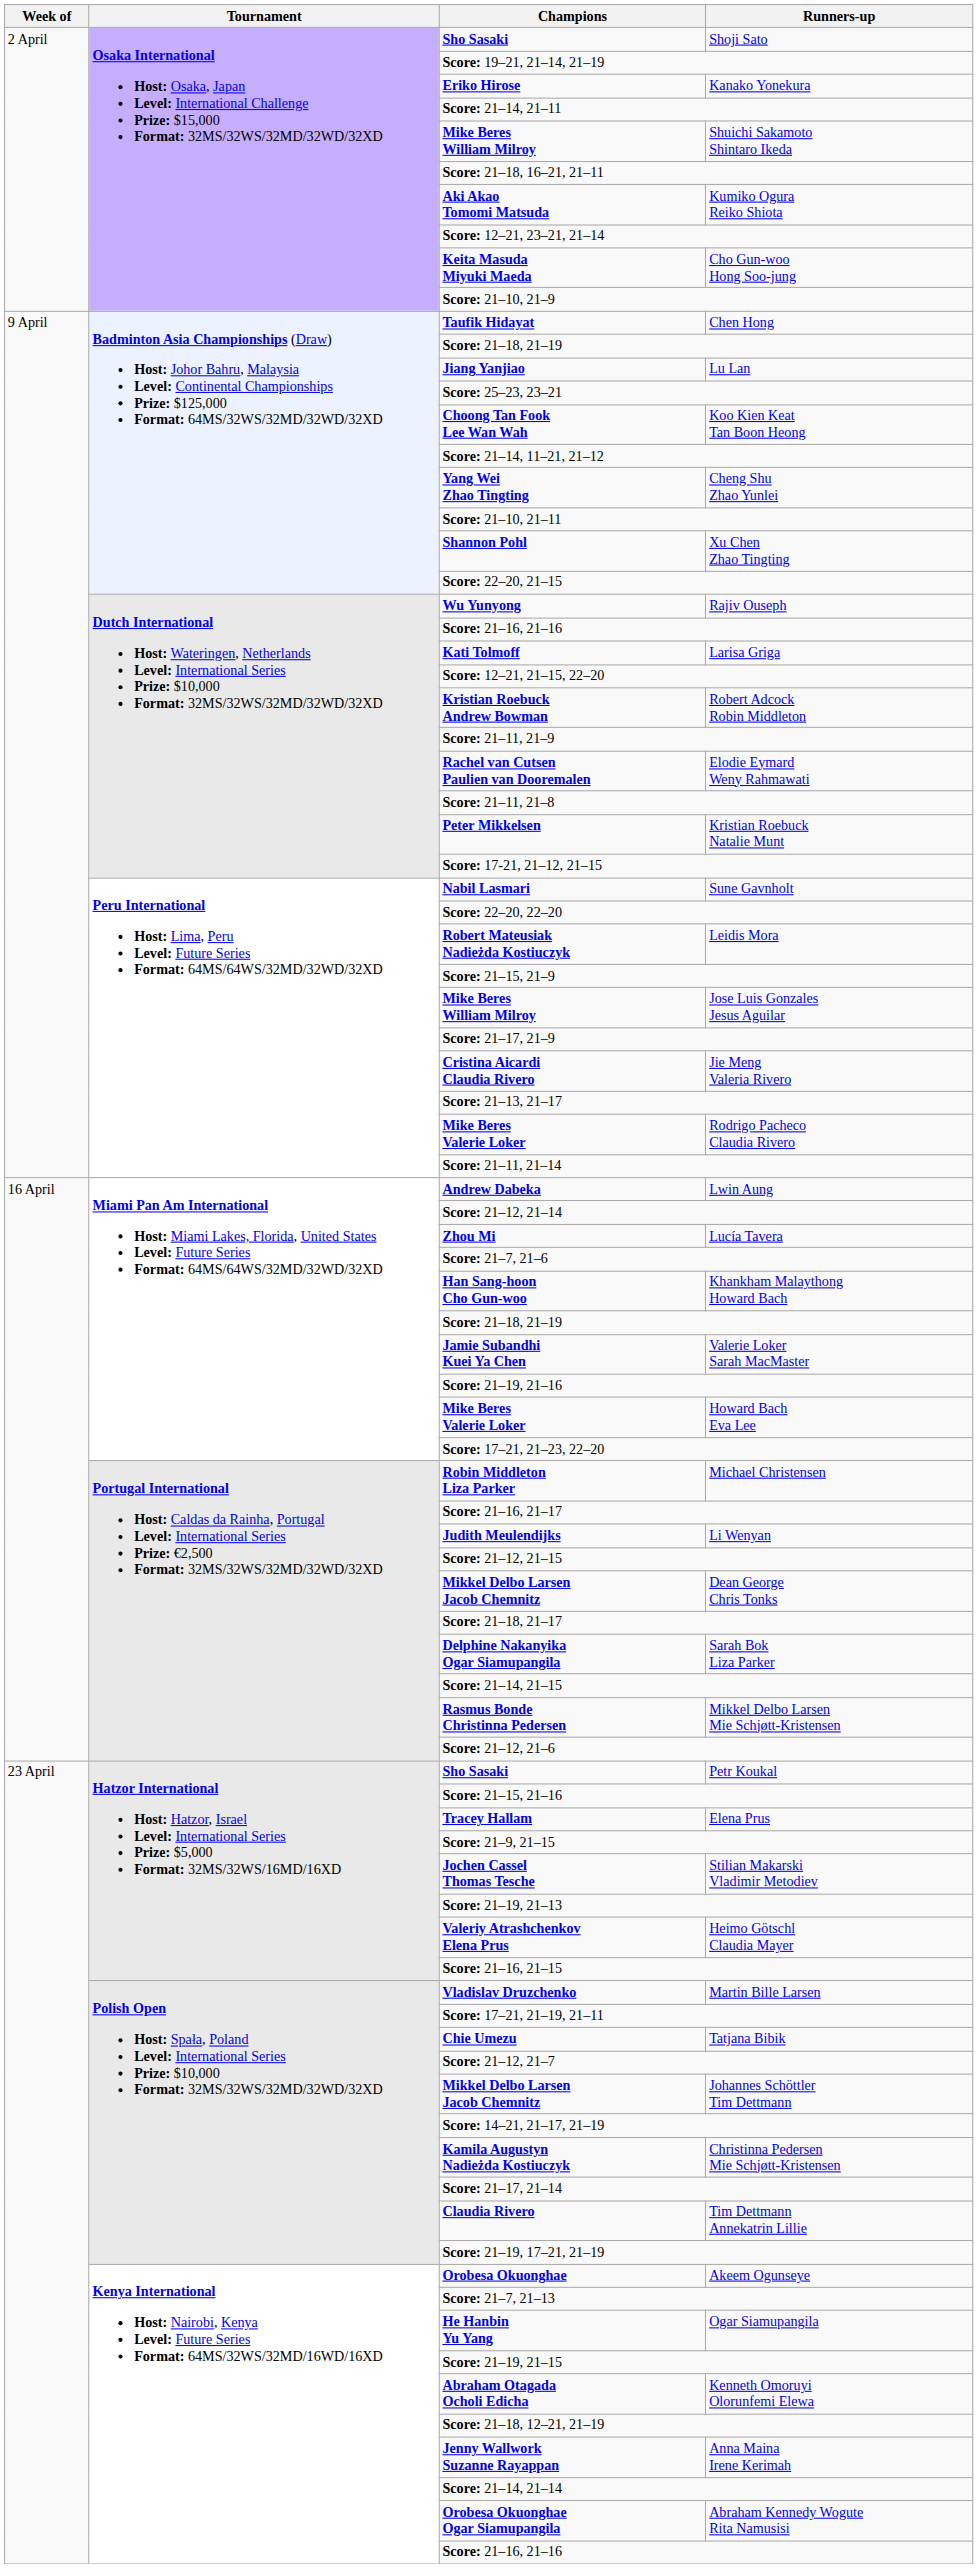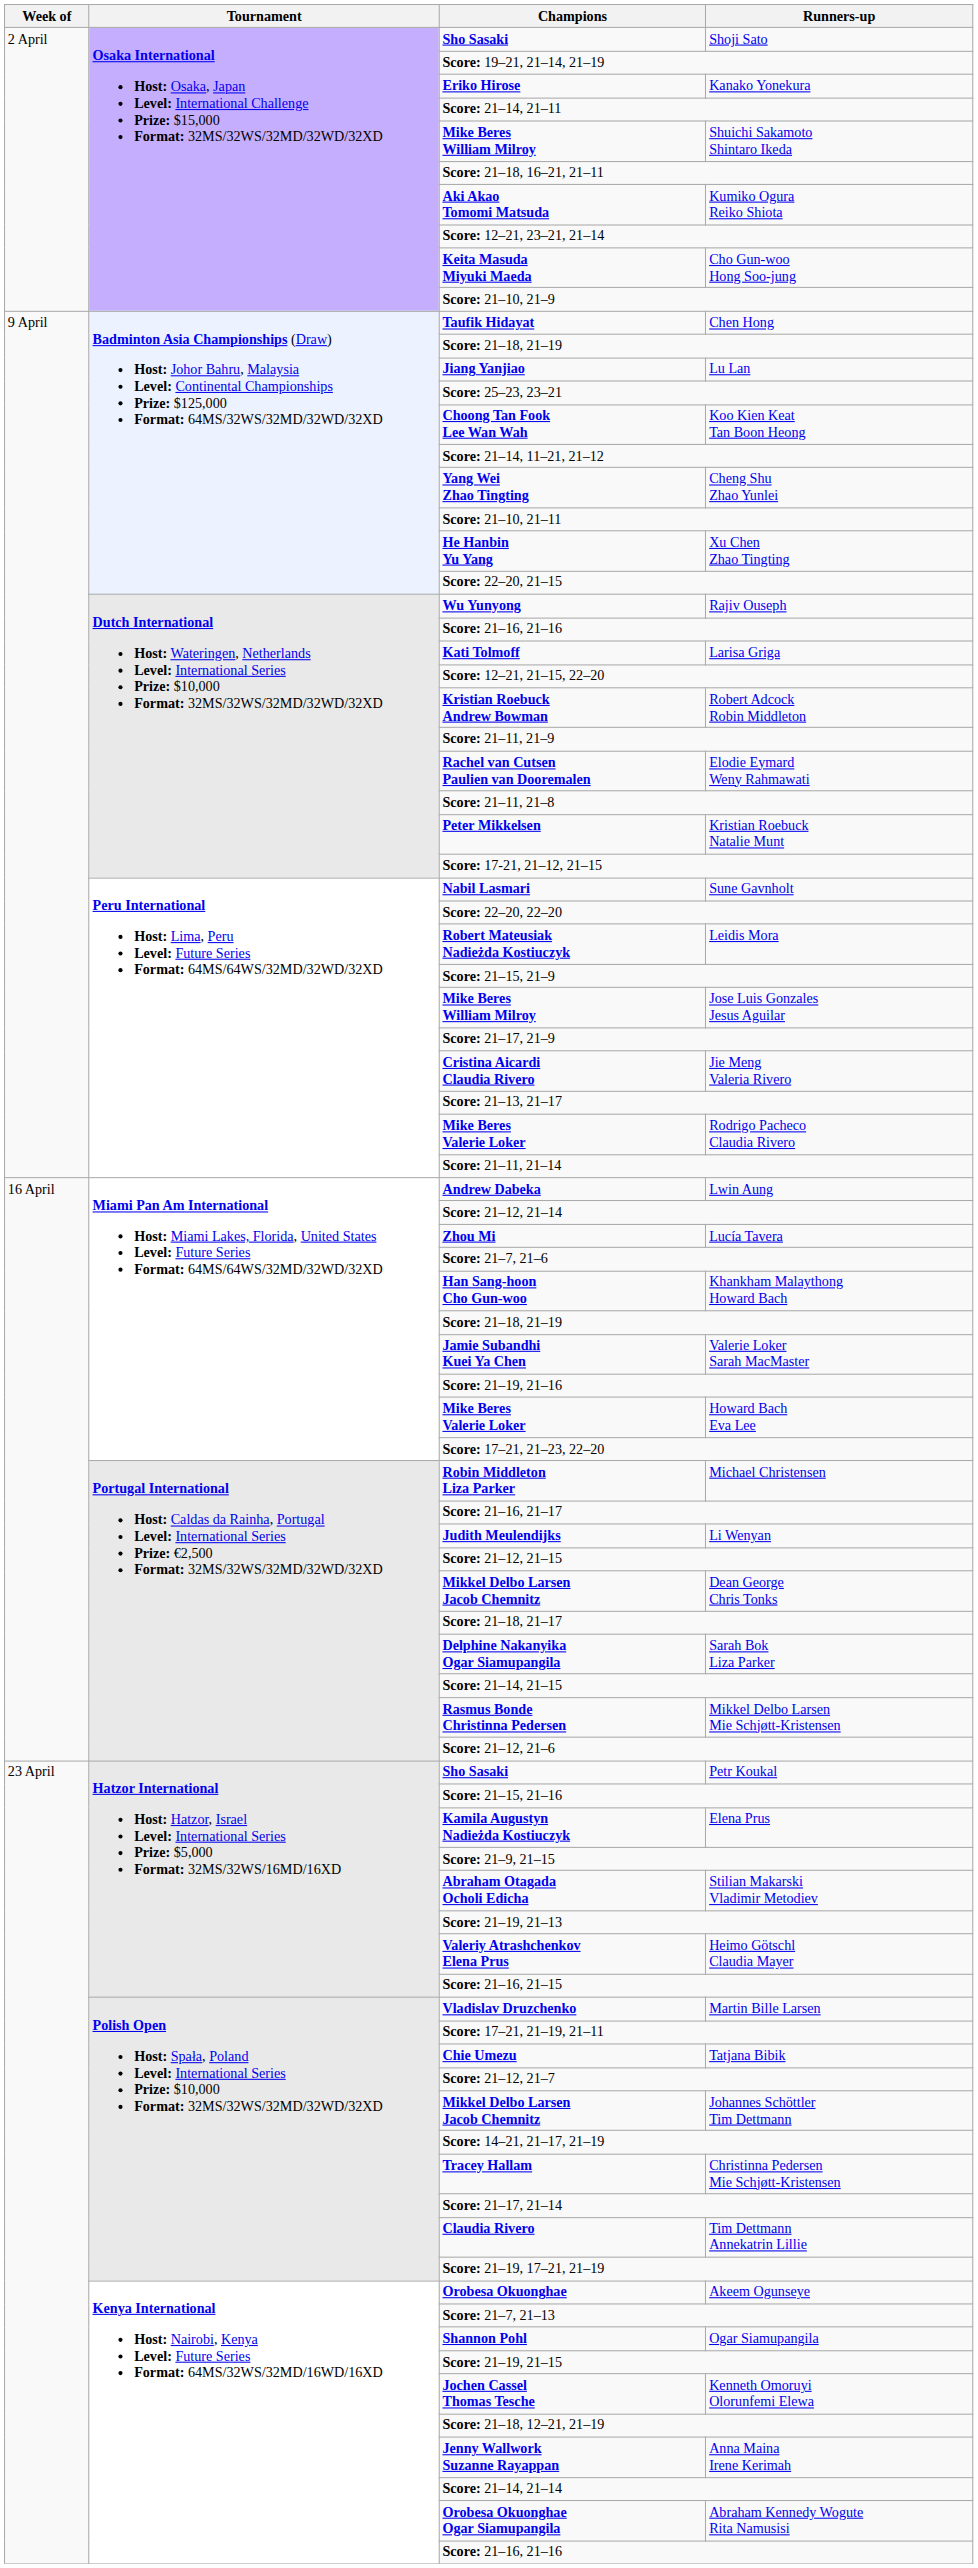(485, 542) Shannon Pohl -> (476, 550) He Hanbin Yu Yang
(487, 1818) Tracey Hallam -> (506, 1826) Kamila Augustyn Nadieżda Kostiuczyk
(489, 1873) Jochen Cassel Thomas Tesche -> (499, 1890) Abraham Otagada Ocholi Edicha
(506, 2156) Kamila Augustyn Nadieżda Kostiuczyk -> (487, 2165) Tracey Hallam
(476, 2330) He Hanbin Yu Yang -> (485, 2338) Shannon Pohl
(499, 2393) Abraham Otagada Ocholi Edicha -> (489, 2393) Jochen Cassel Thomas Tesche
